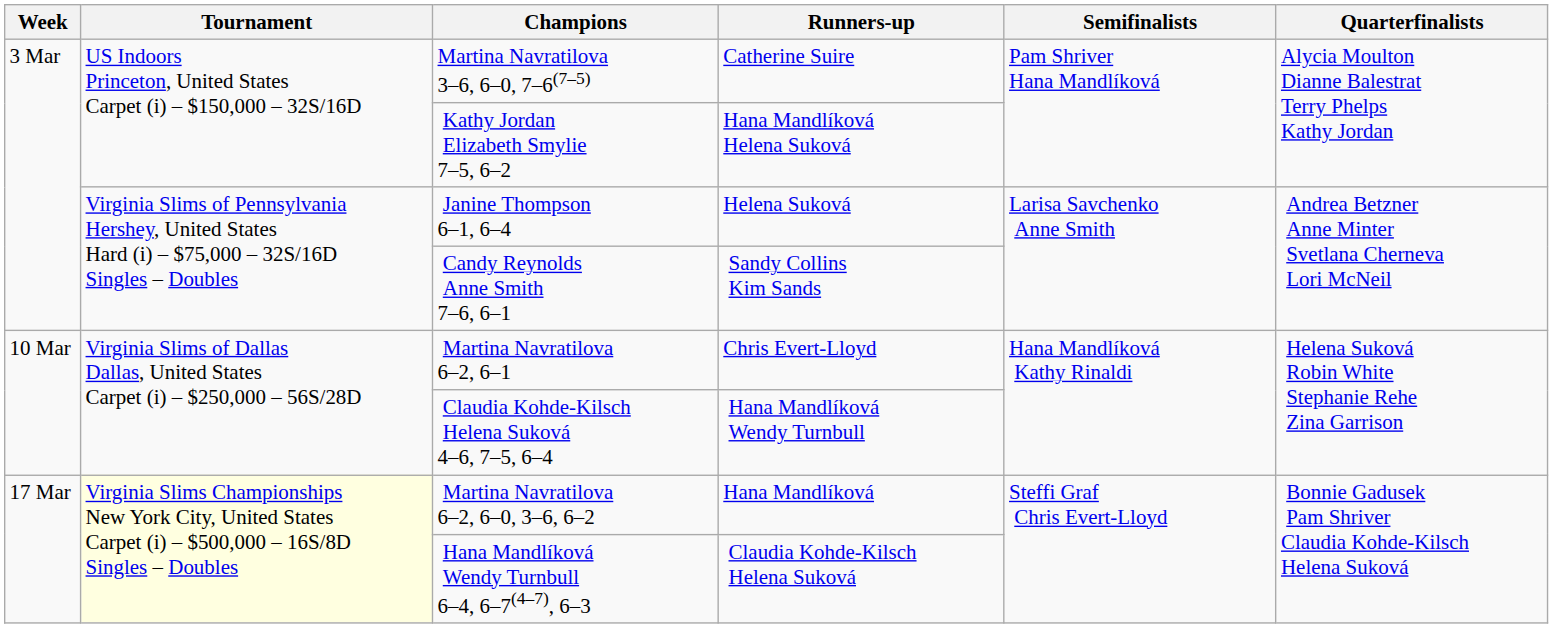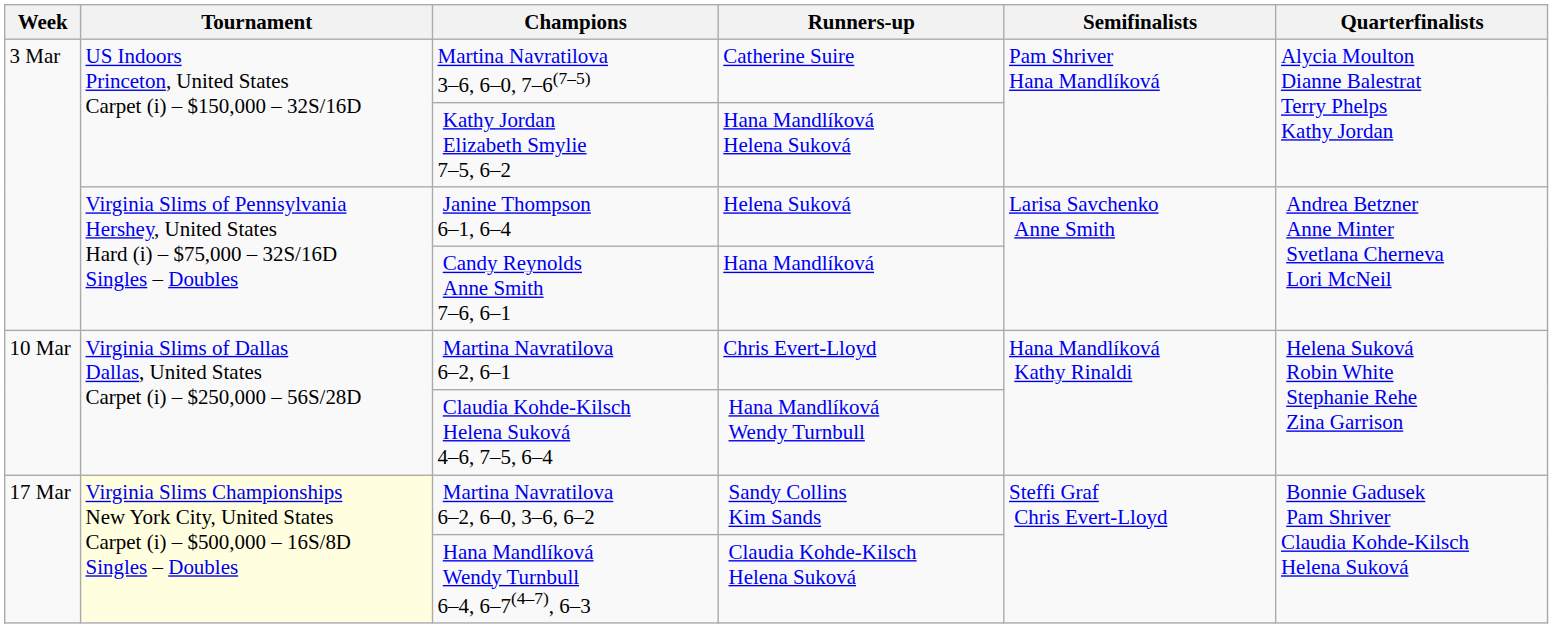(785, 276) Sandy Collins Kim Sands -> (799, 263) Hana Mandlíková
(799, 491) Hana Mandlíková -> (785, 504) Sandy Collins Kim Sands
